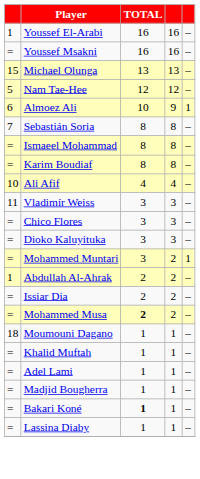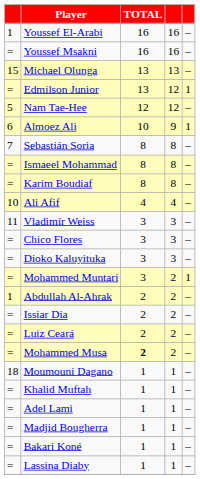+ row: (61, 89)
+ row: (49, 333)
(143, 408) bold -> (143, 446) normal
